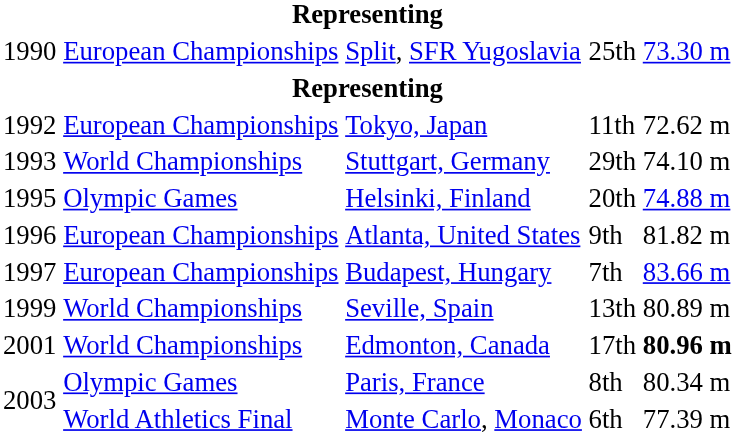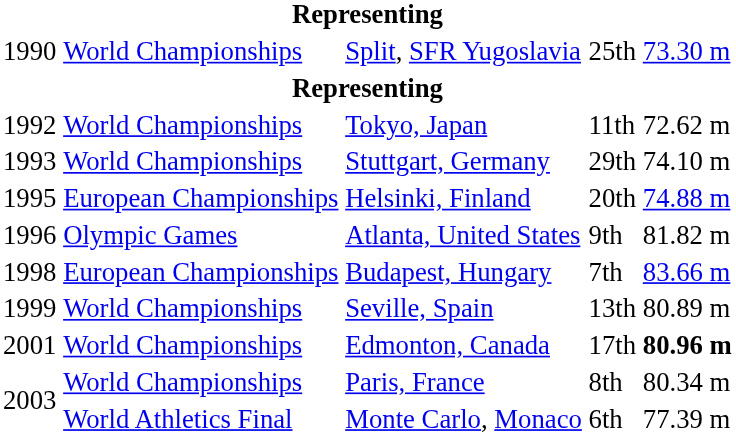(201, 51) European Championships -> (183, 51) World Championships
(201, 124) European Championships -> (183, 124) World Championships
(150, 198) Olympic Games -> (201, 198) European Championships
(201, 235) European Championships -> (150, 235) Olympic Games
(30, 271) 1997 -> (30, 271) 1998
(150, 382) Olympic Games -> (183, 382) World Championships
